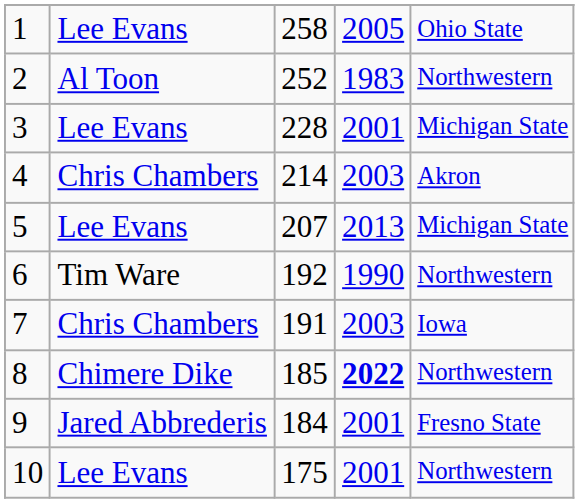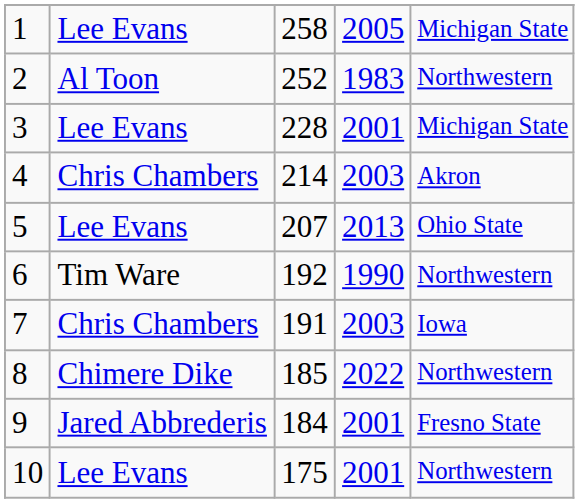(470, 29) Ohio State -> (493, 29) Michigan State
(493, 226) Michigan State -> (470, 226) Ohio State
(373, 373) bold -> (373, 373) normal
